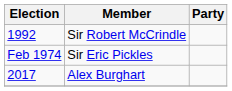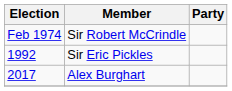(22, 34) 1992 -> (34, 34) Feb 1974
(34, 55) Feb 1974 -> (22, 55) 1992
